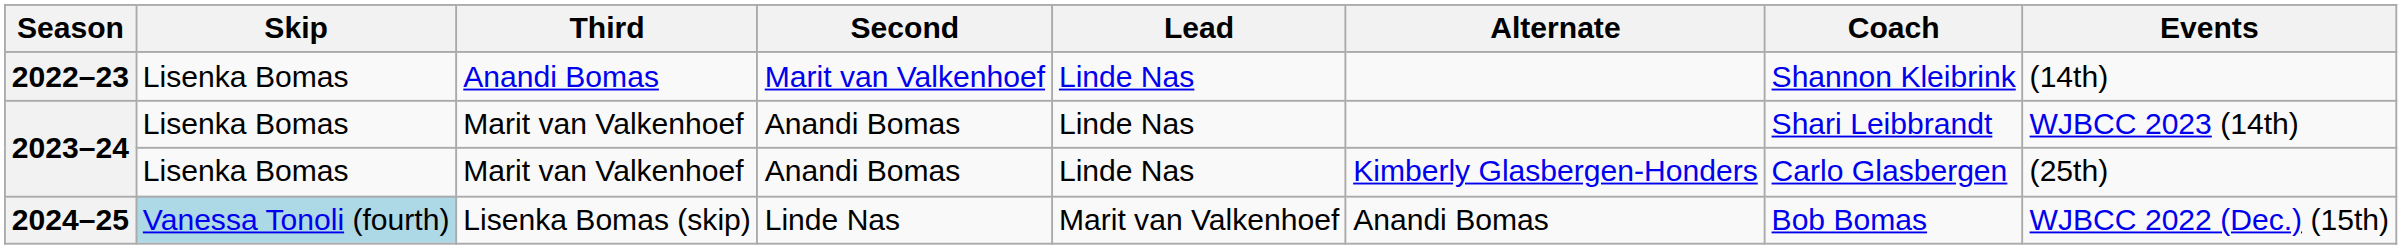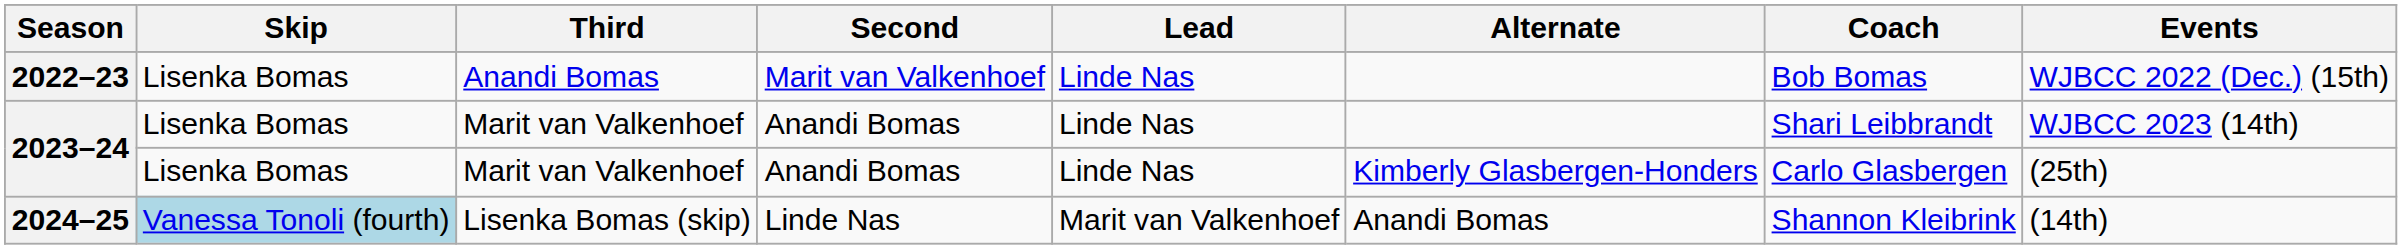(1894, 76) Shannon Kleibrink -> (1849, 76) Bob Bomas
(2069, 76) (14th) -> (2209, 76) WJBCC 2022 (Dec.) (15th)
(1849, 219) Bob Bomas -> (1894, 219) Shannon Kleibrink
(2209, 219) WJBCC 2022 (Dec.) (15th) -> (2069, 219) (14th)
